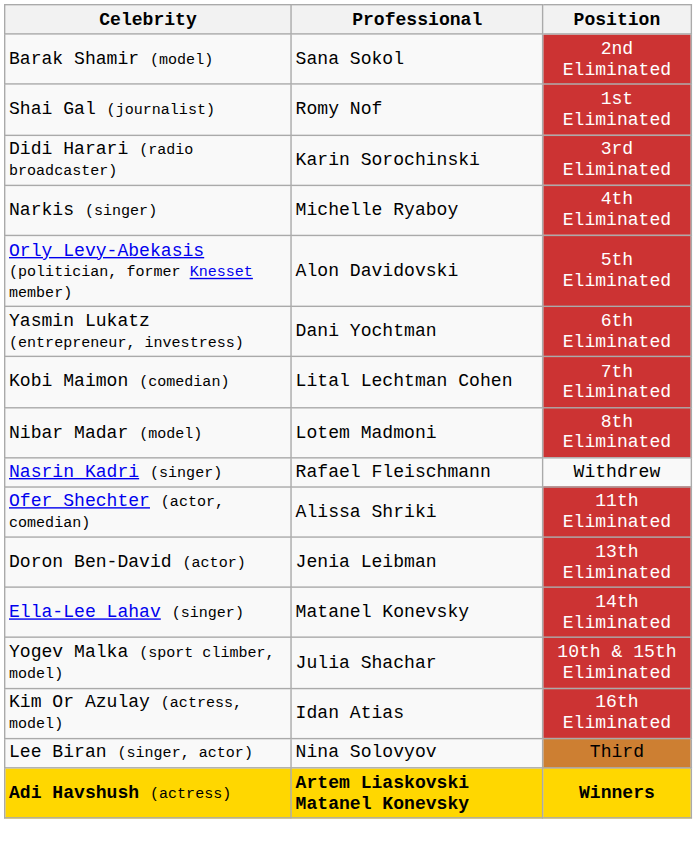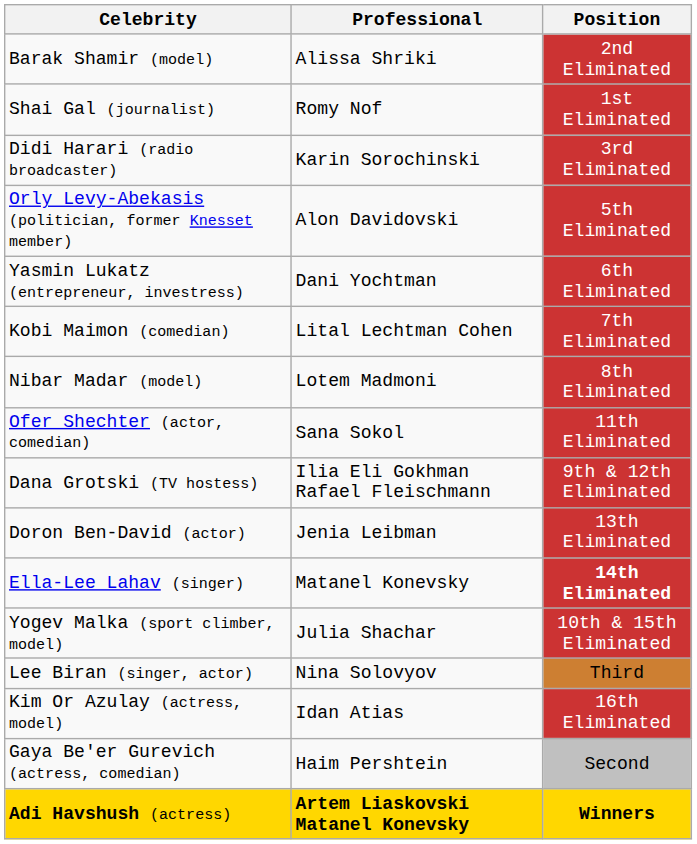(350, 59) Sana Sokol -> (366, 59) Alissa Shriki
- row: (83, 210)
- row: (116, 472)
(366, 512) Alissa Shriki -> (350, 432) Sana Sokol
+ row: (134, 483)
(617, 613) normal -> (617, 583) bold
rows swapped: (126, 713) <-> (131, 753)
+ row: (112, 763)
